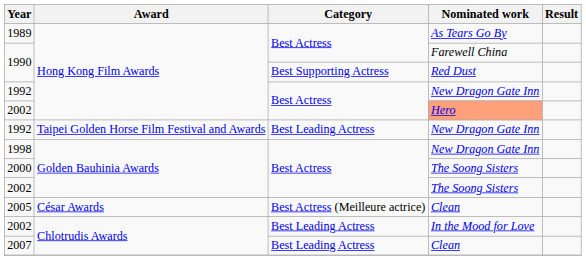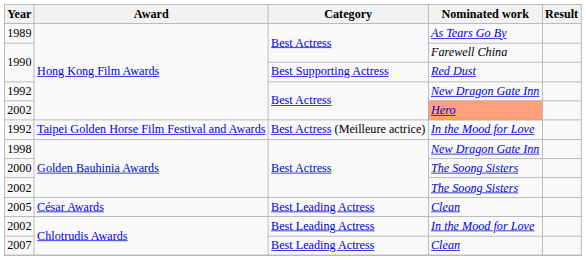(323, 129) Best Leading Actress -> (348, 129) Best Actress (Meilleure actrice)
(485, 129) New Dragon Gate Inn -> (483, 129) In the Mood for Love
(348, 206) Best Actress (Meilleure actrice) -> (323, 206) Best Leading Actress
